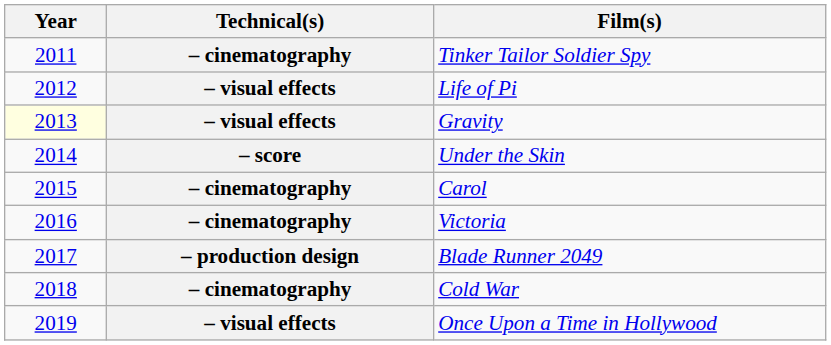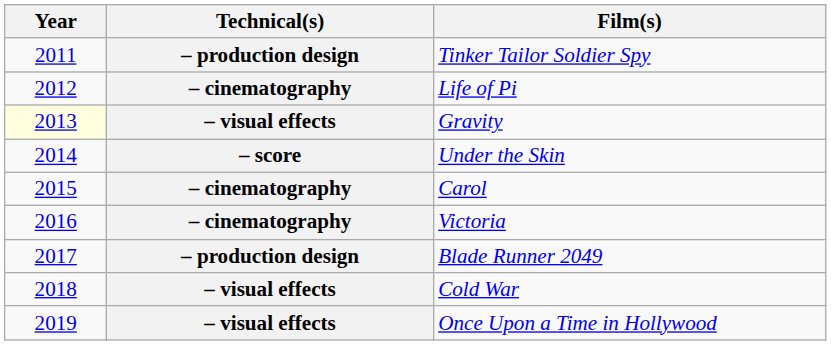(270, 54) – cinematography -> (270, 54) – production design
(270, 88) – visual effects -> (270, 88) – cinematography
(270, 289) – cinematography -> (270, 289) – visual effects
